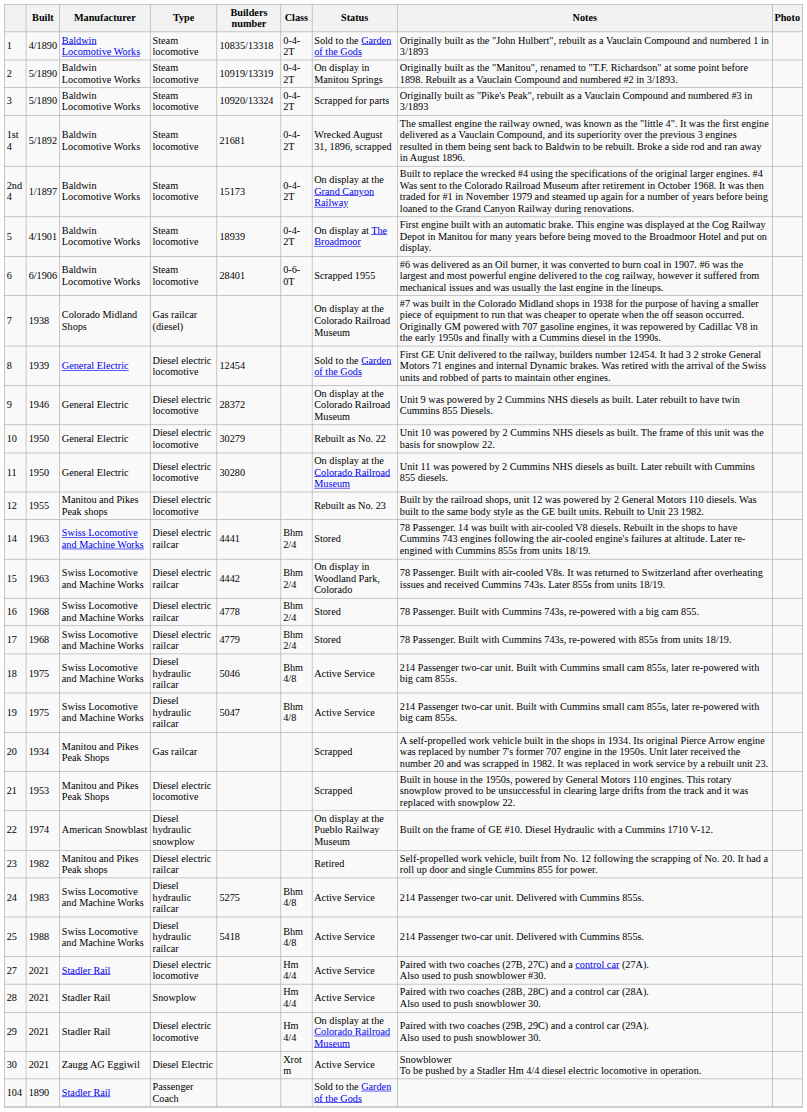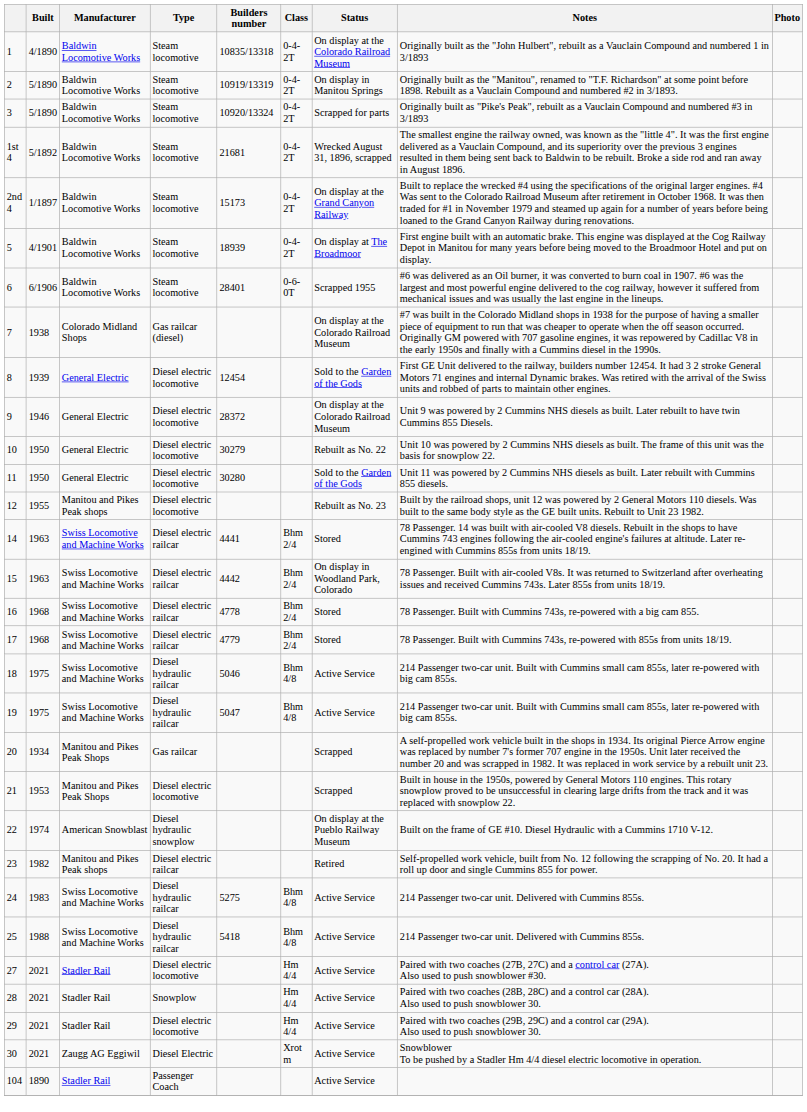(353, 46) Sold to the Garden of the Gods -> (352, 51) On display at the Colorado Railroad Museum
(352, 472) On display at the Colorado Railroad Museum -> (353, 478) Sold to the Garden of the Gods
(352, 1031) On display at the Colorado Railroad Museum -> (344, 1026) Active Service
(353, 1093) Sold to the Garden of the Gods -> (344, 1081) Active Service
